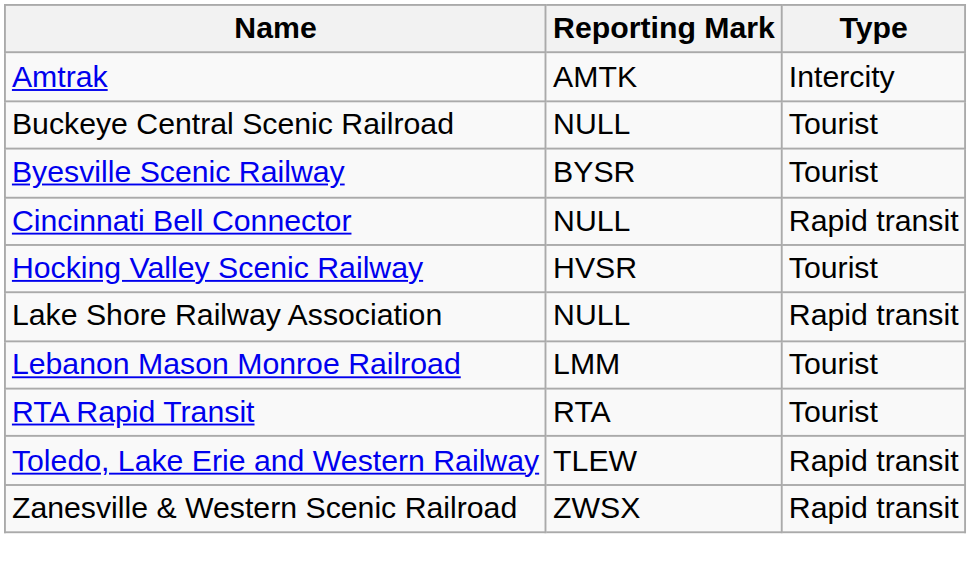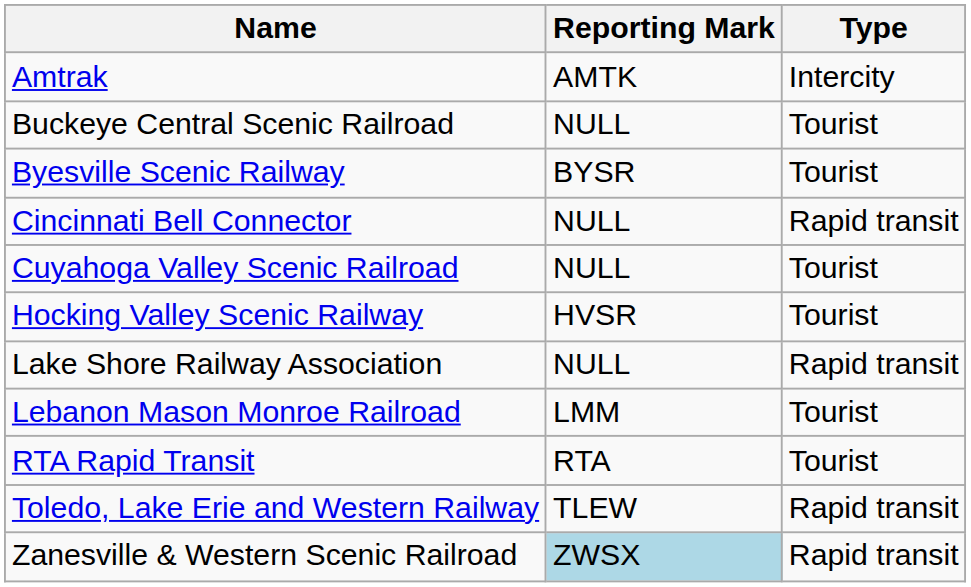+ row: (235, 268)
(597, 508) no background -> (597, 556) lightblue background
